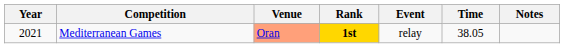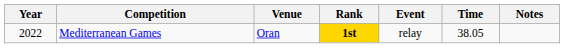(31, 33) 2021 -> (31, 33) 2022
(268, 33) lightsalmon background -> (268, 33) no background
